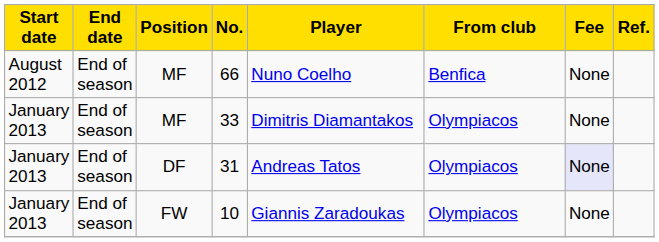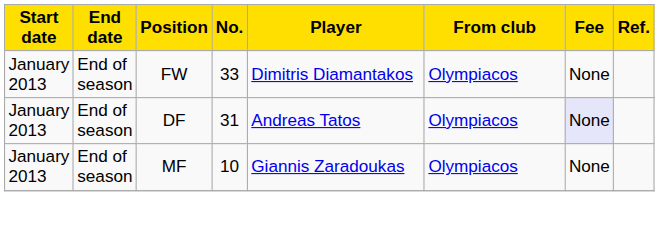- row: (230, 74)
(174, 120) MF -> (174, 74) FW
(174, 213) FW -> (174, 166) MF
